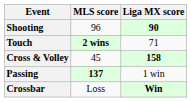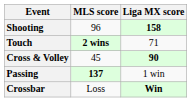(154, 27) 90 -> (154, 27) 158
(154, 58) 158 -> (154, 58) 90
